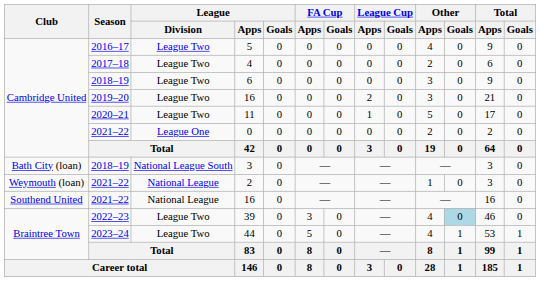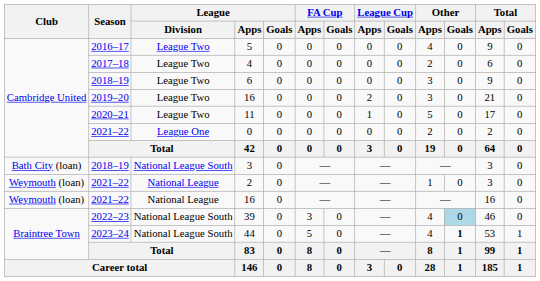(47, 200) Southend United -> (47, 200) Weymouth (loan)
(183, 217) League Two -> (183, 217) National League South
(183, 234) League Two -> (183, 234) National League South
(460, 234) normal -> (460, 234) bold
